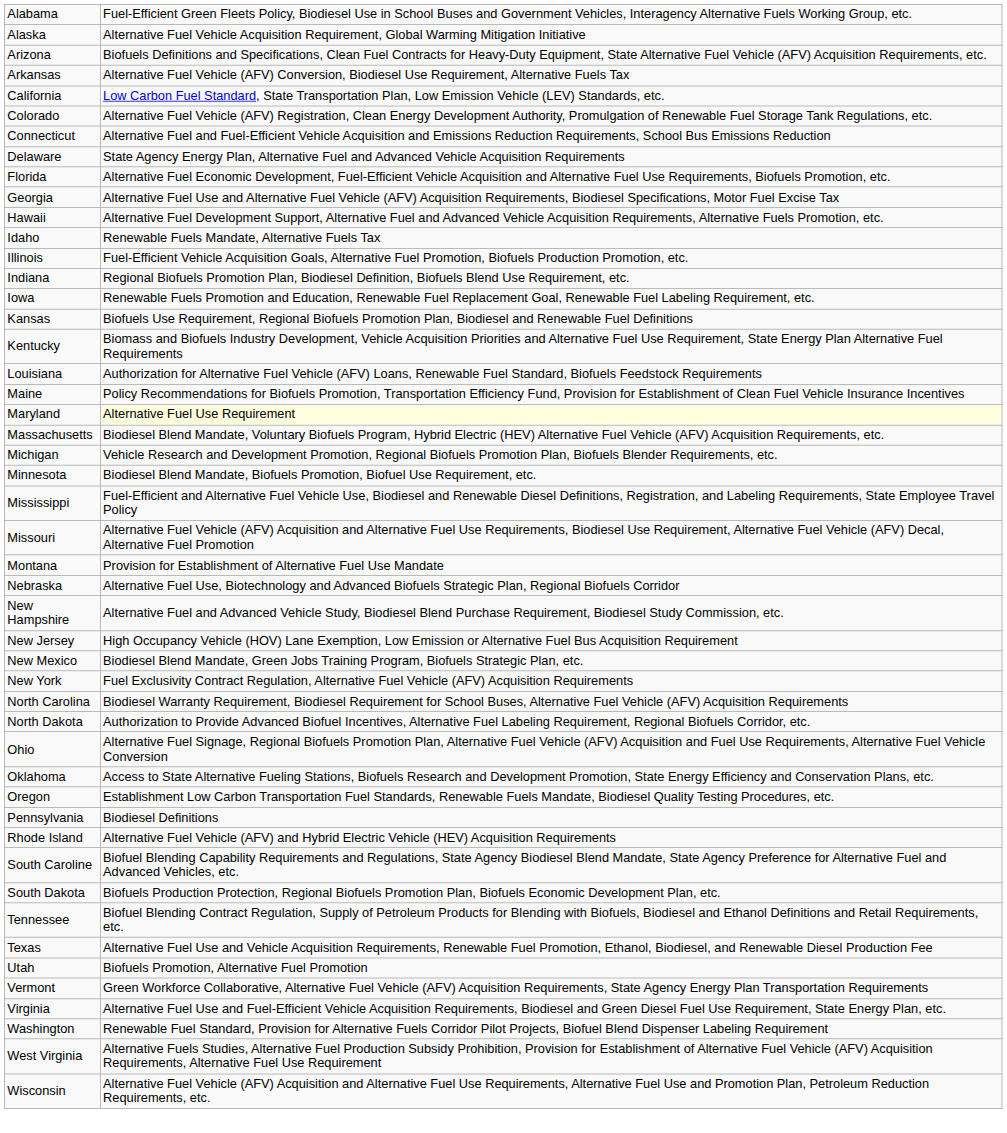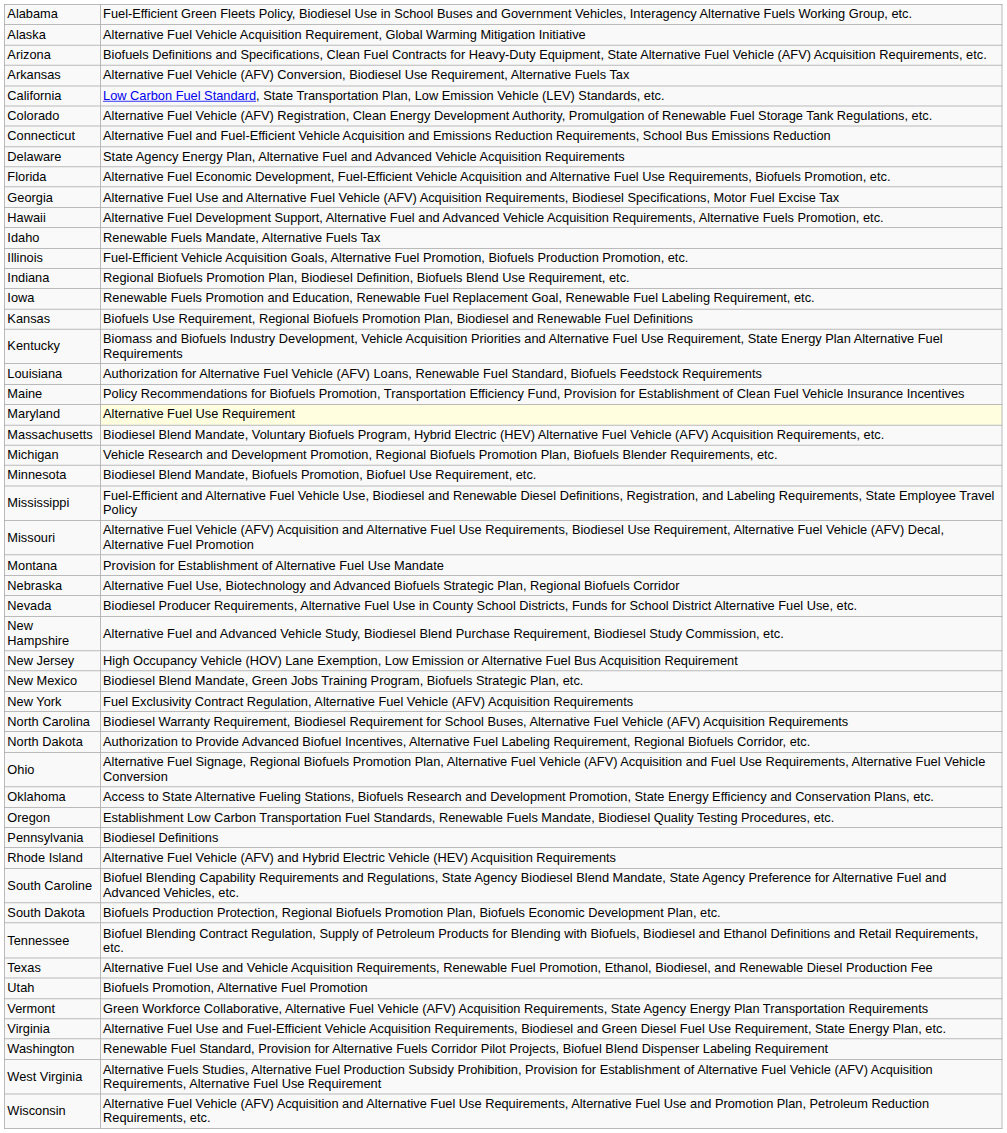+ row: (29, 605)
